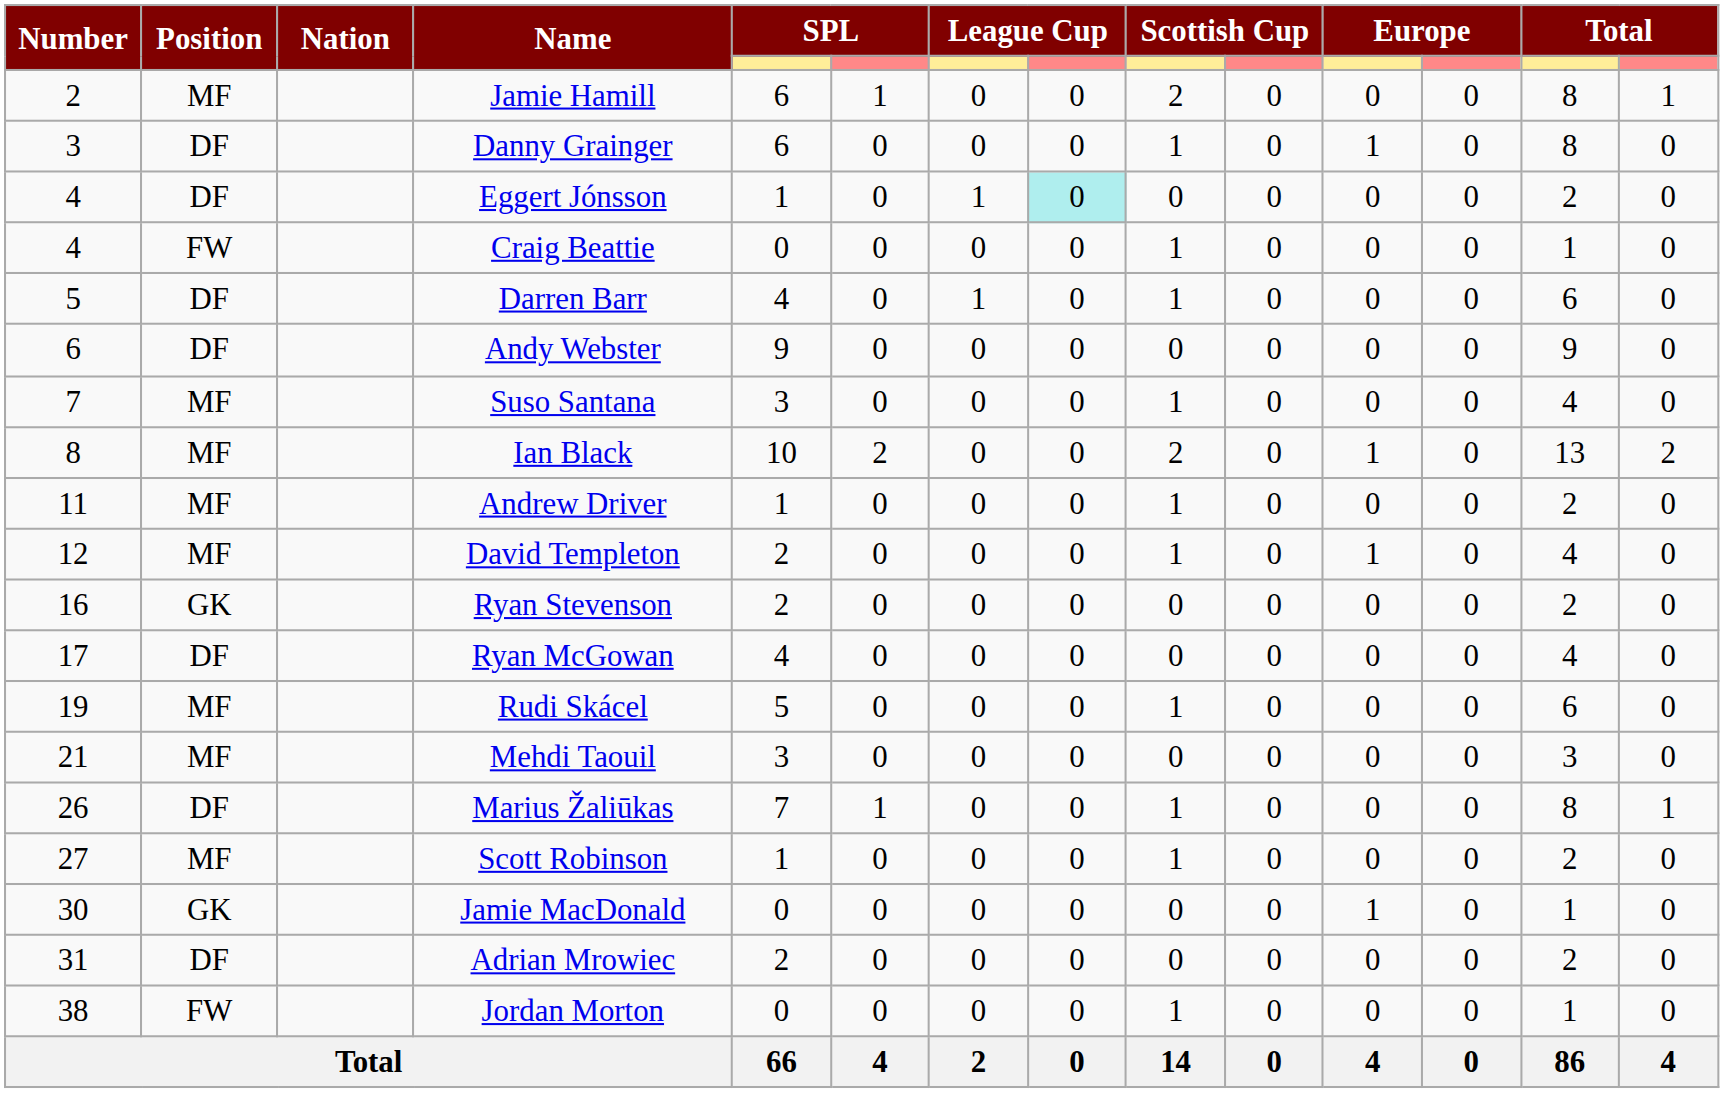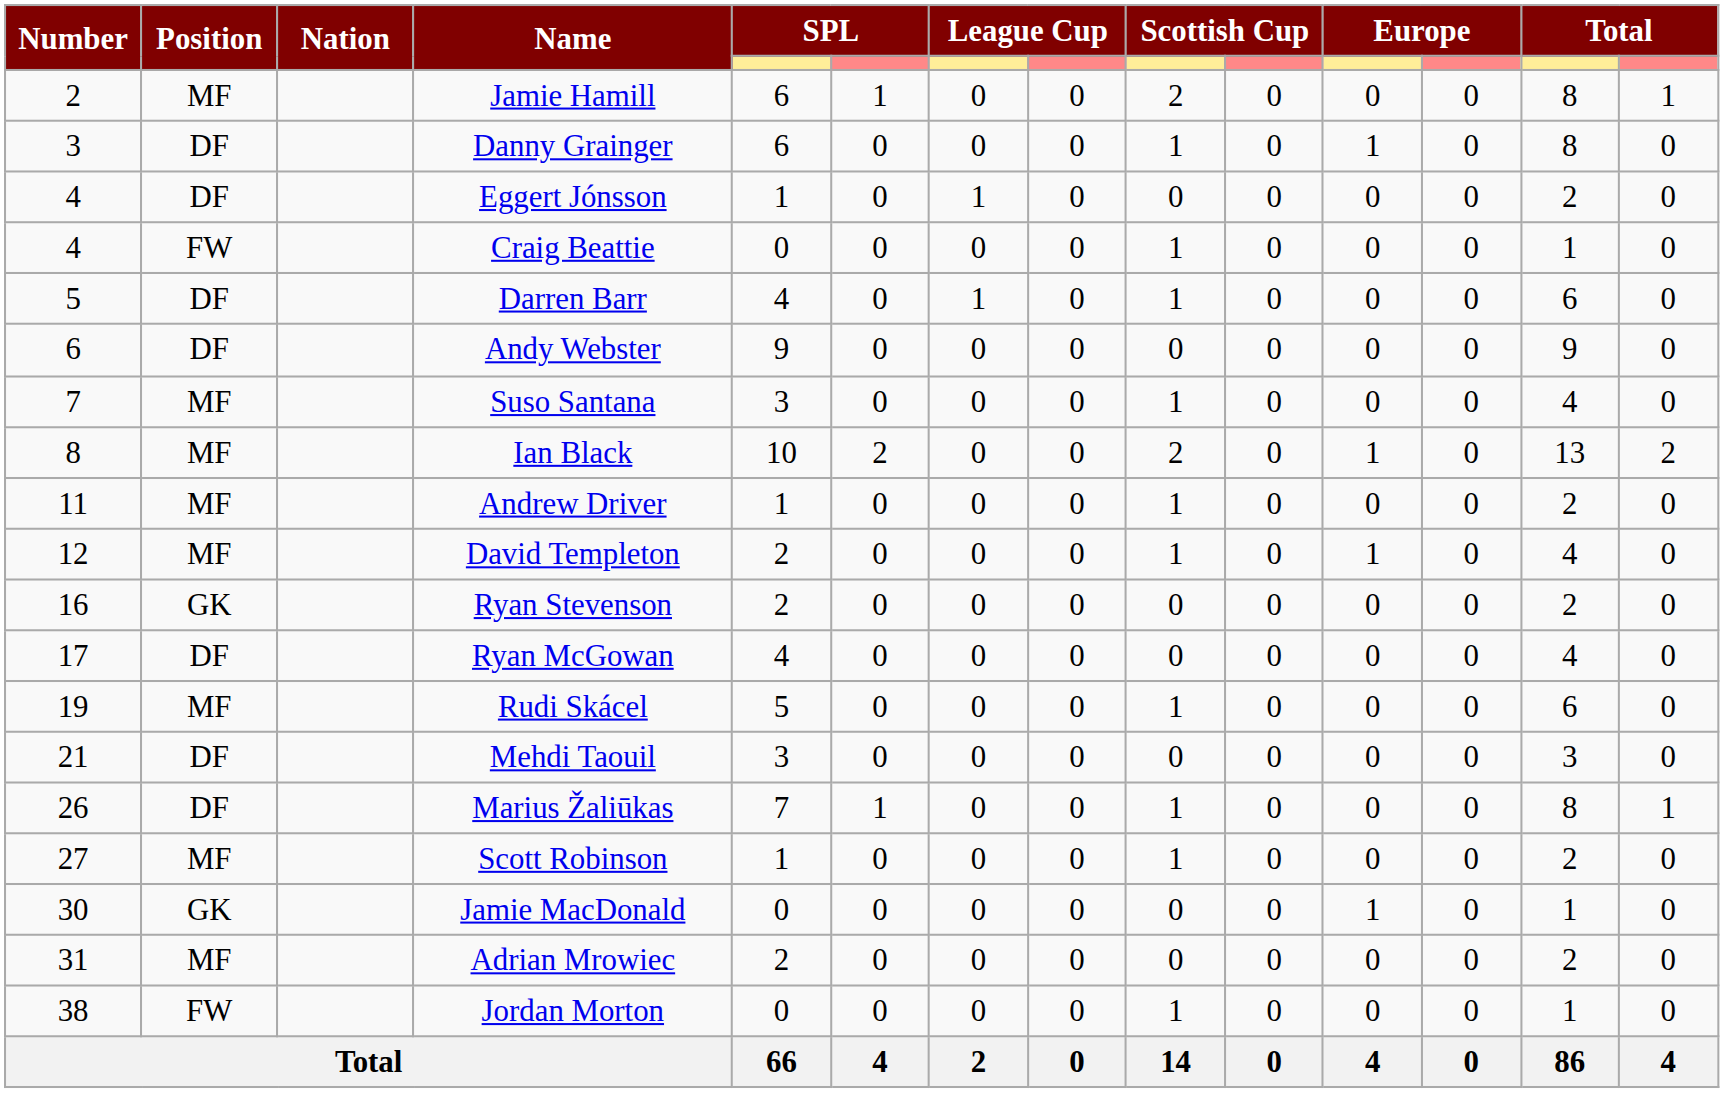(1077, 197) paleturquoise background -> (1077, 197) no background
(209, 756) MF -> (209, 756) DF
(209, 960) DF -> (209, 960) MF
